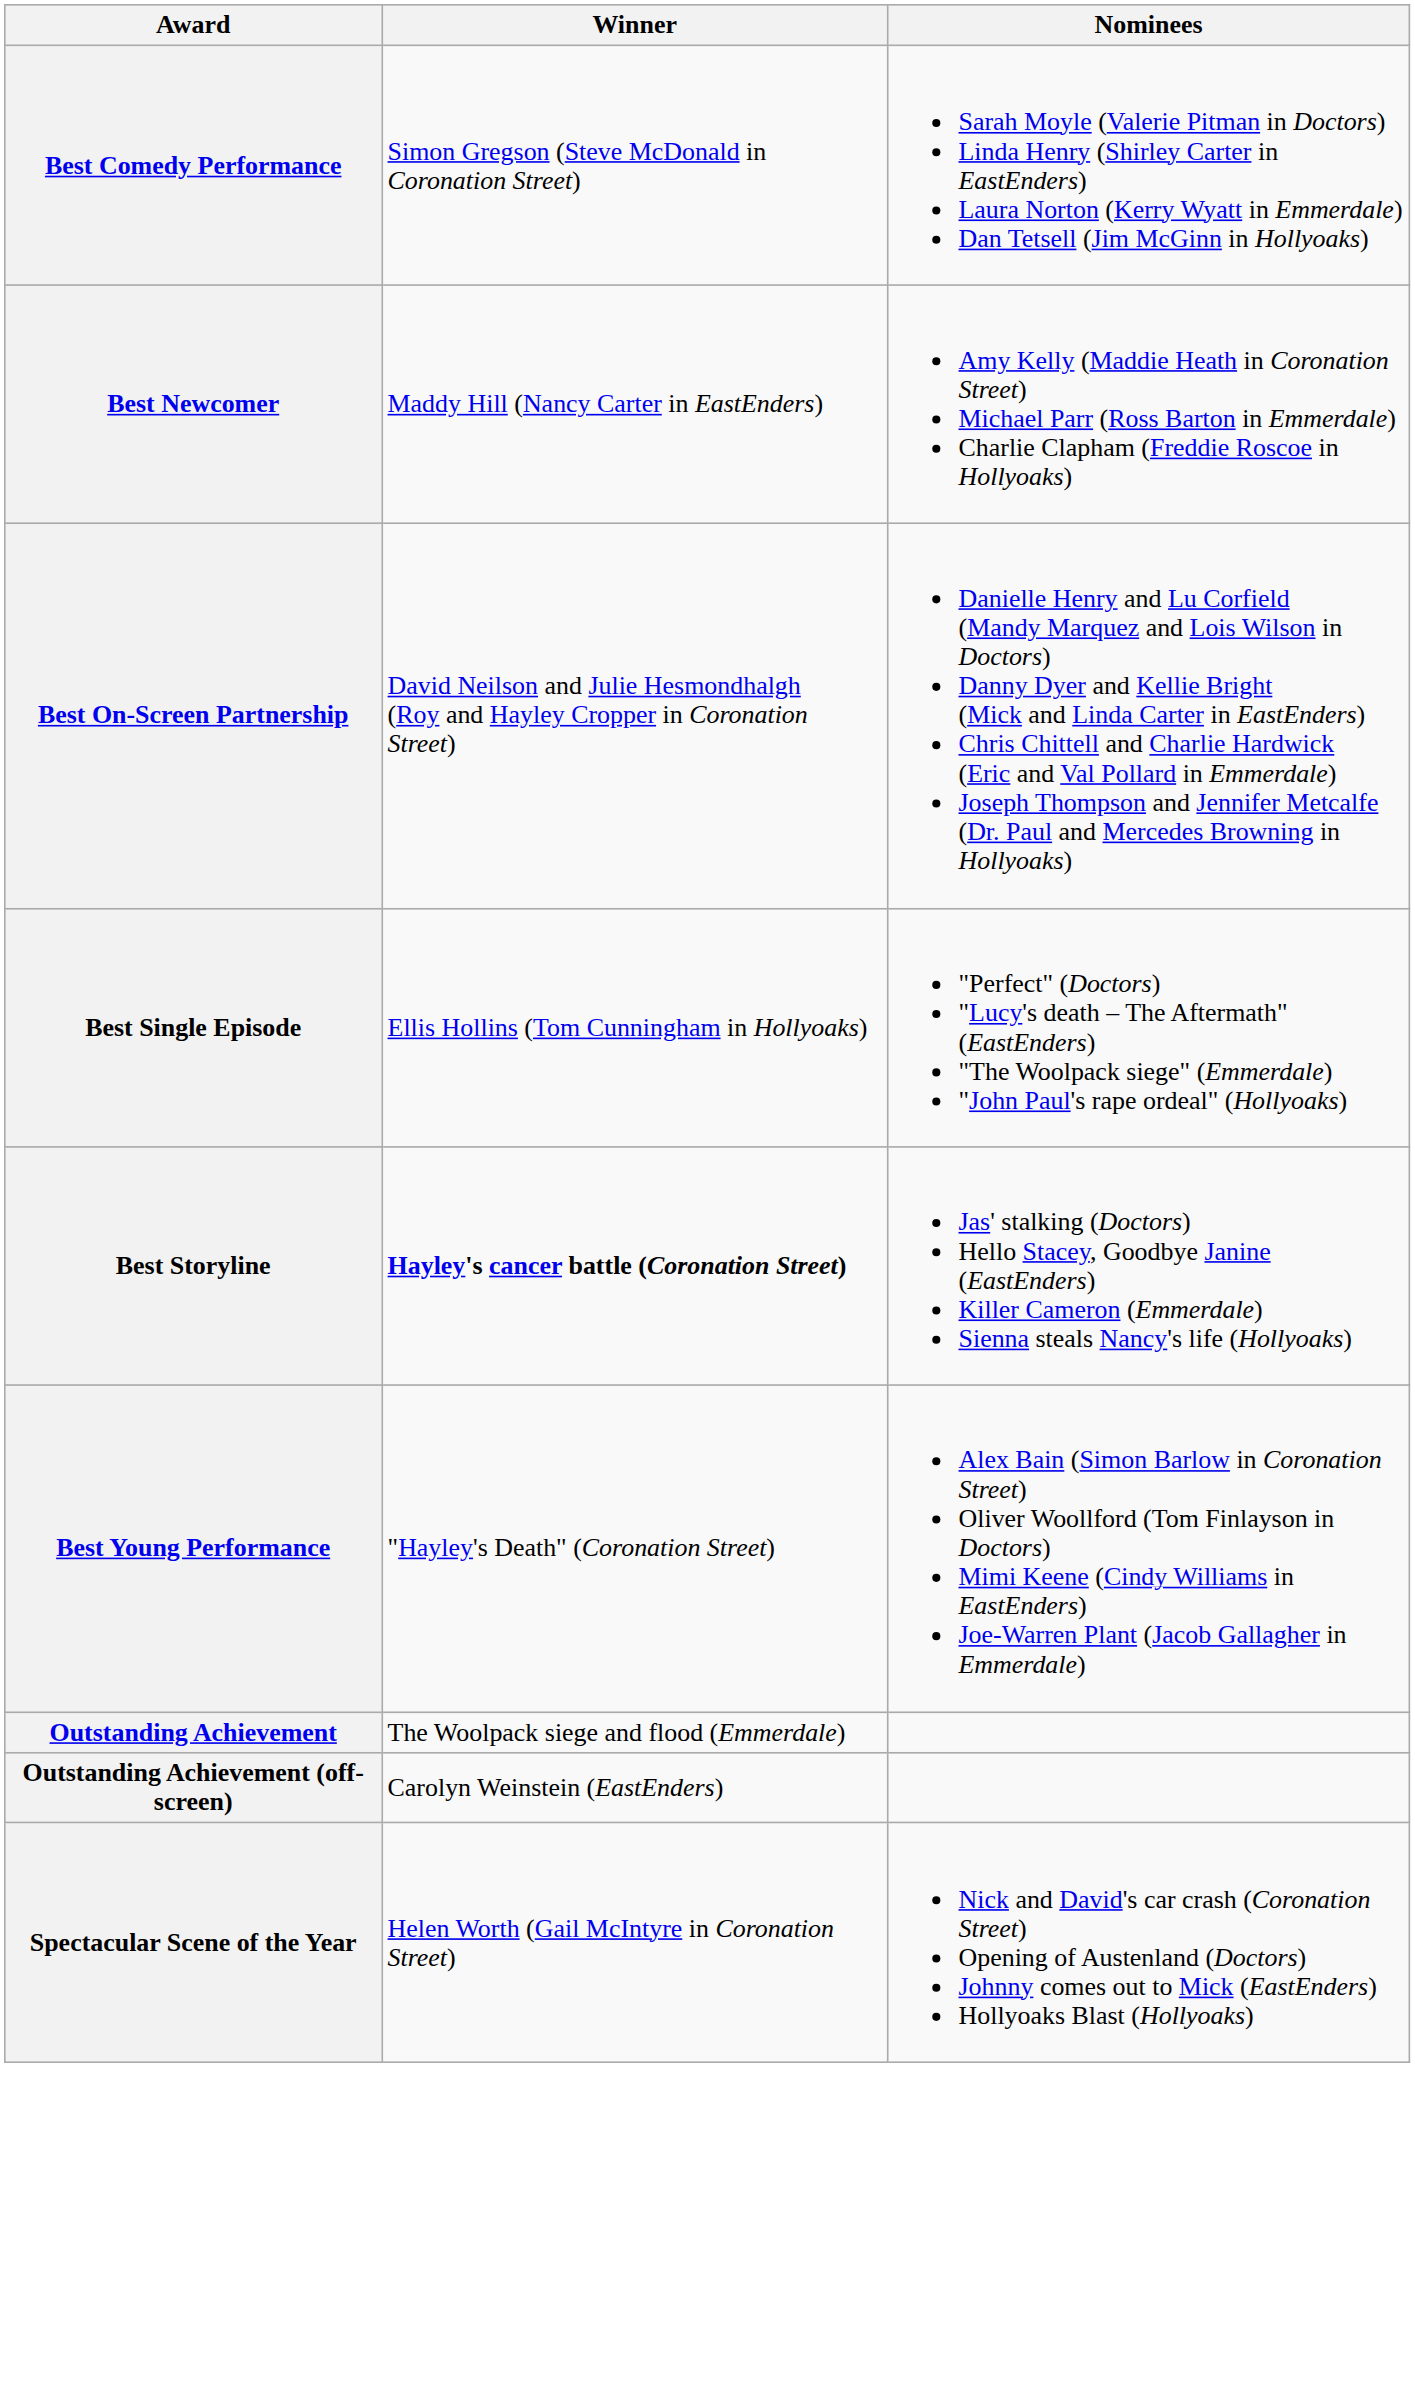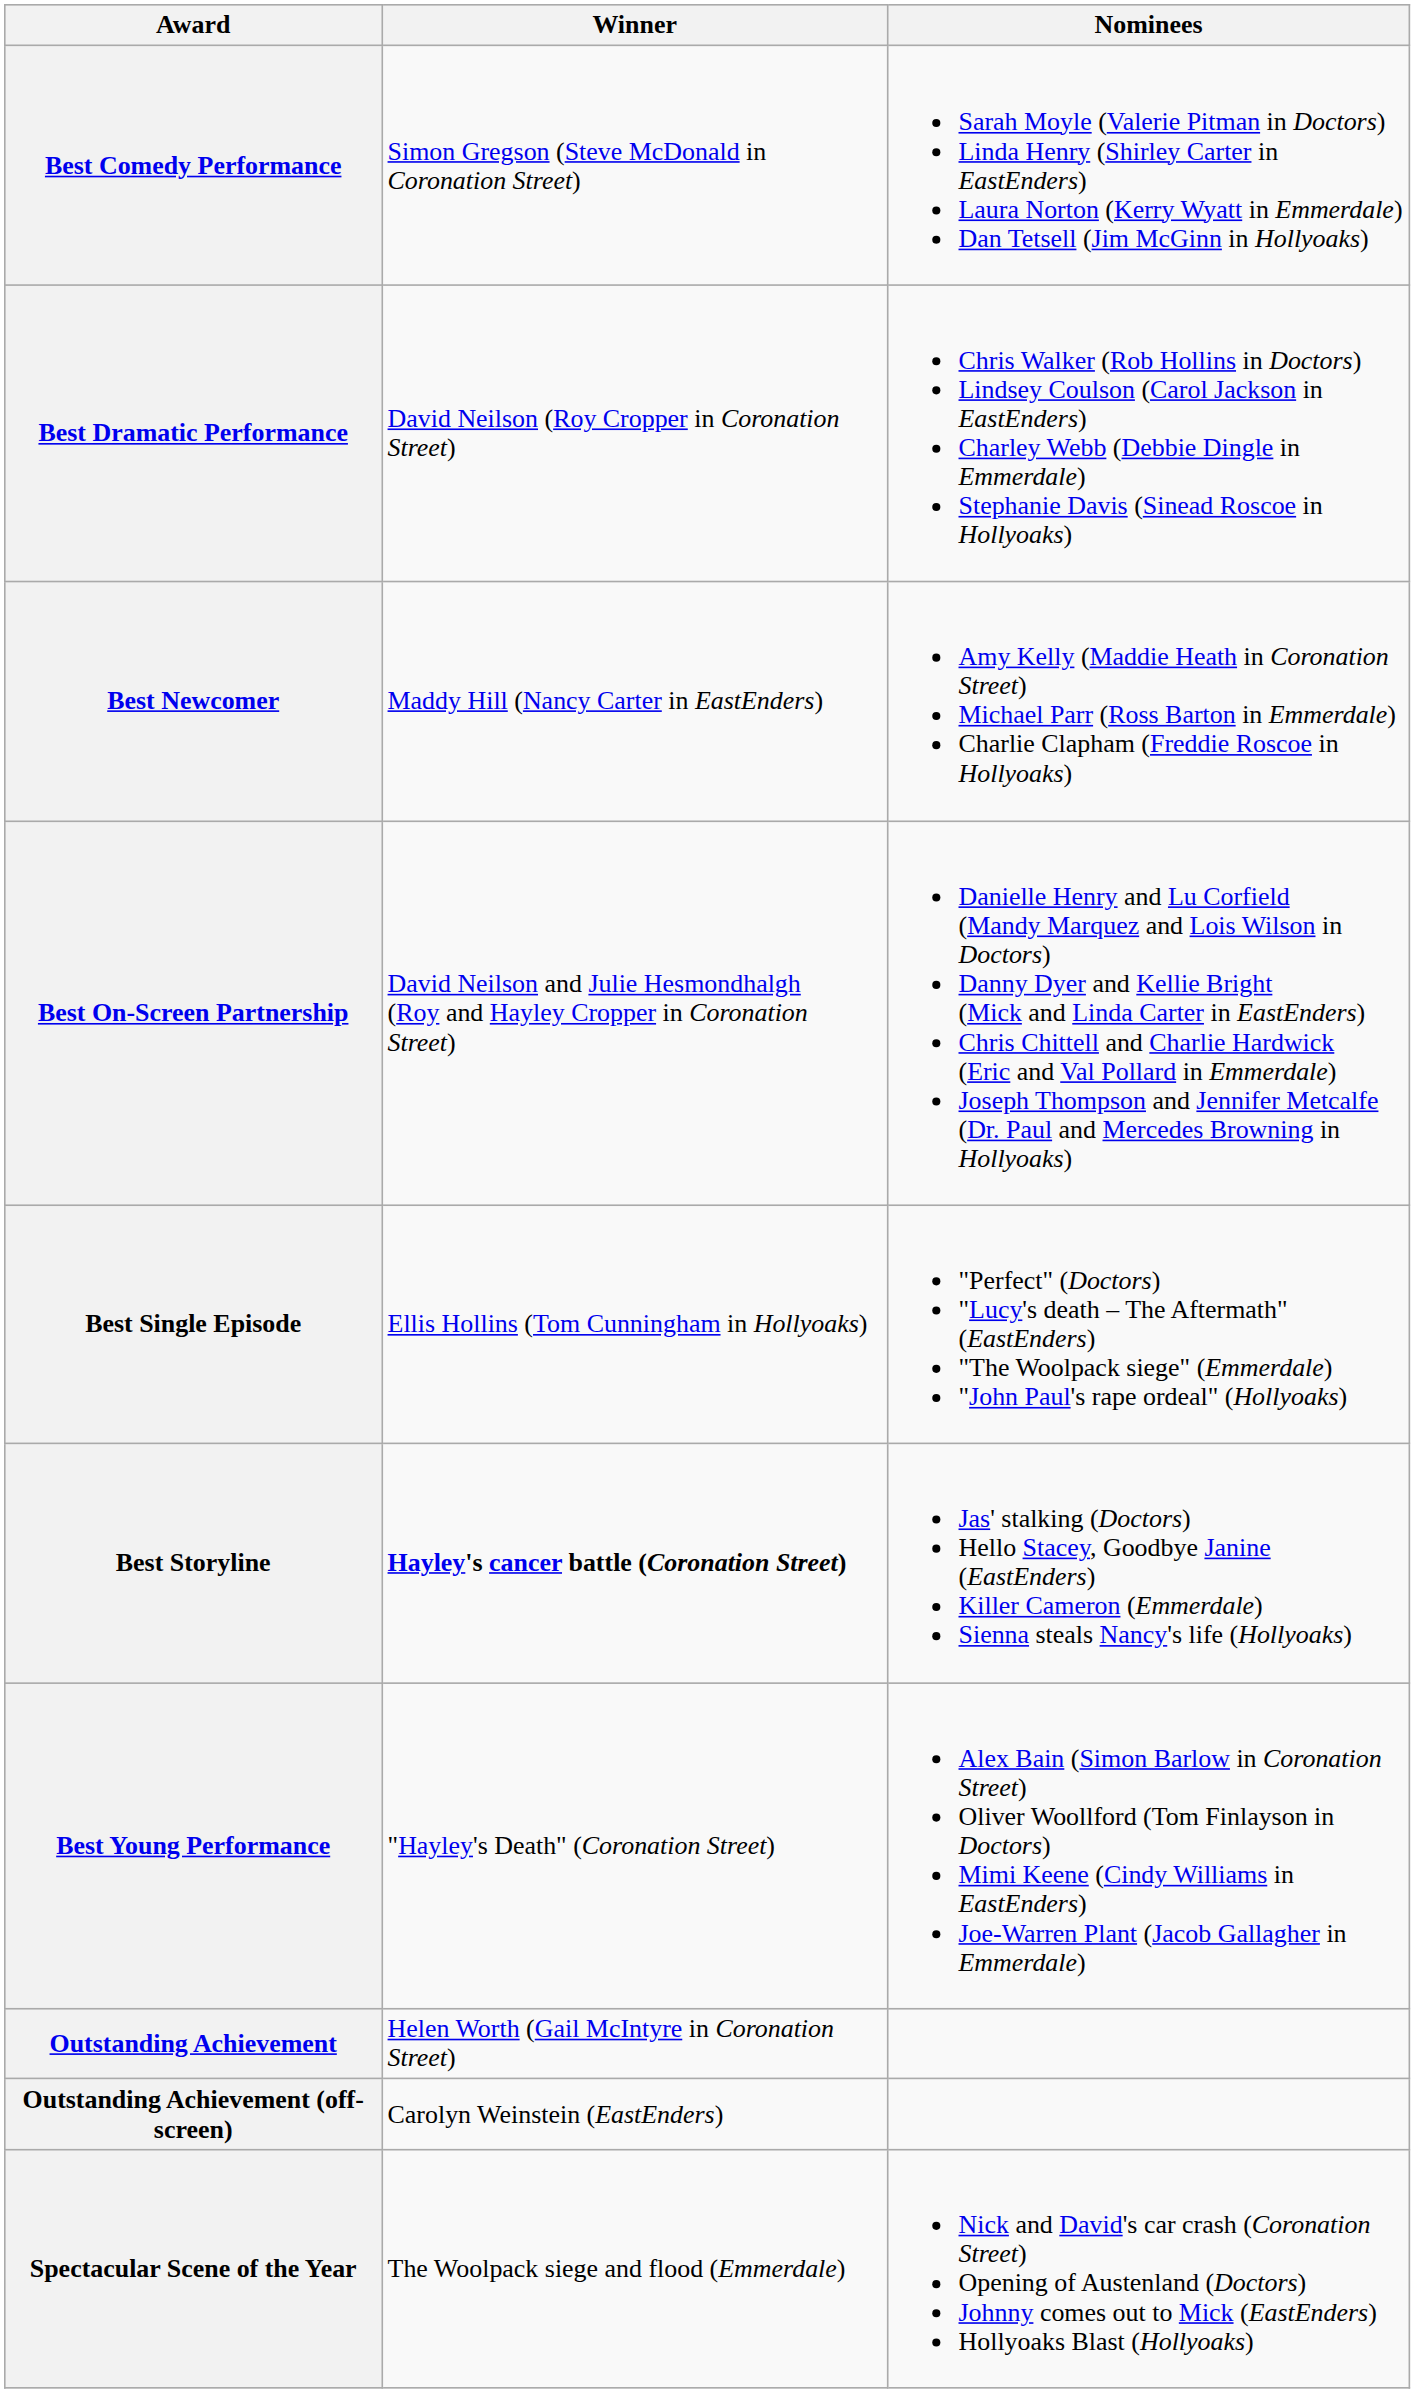+ row: (193, 432)
(616, 1731) The Woolpack siege and flood (Emmerdale) -> (611, 2043) Helen Worth (Gail McIntyre in Coronation Street)
(611, 1942) Helen Worth (Gail McIntyre in Coronation Street) -> (616, 2268) The Woolpack siege and flood (Emmerdale)
